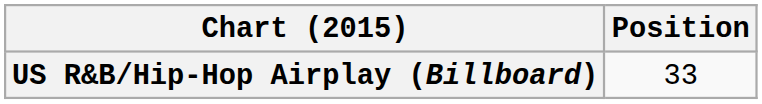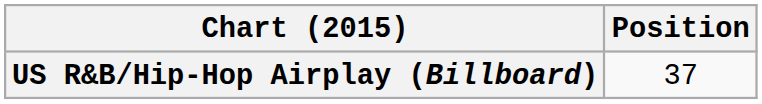(681, 75) 33 -> (681, 75) 37
